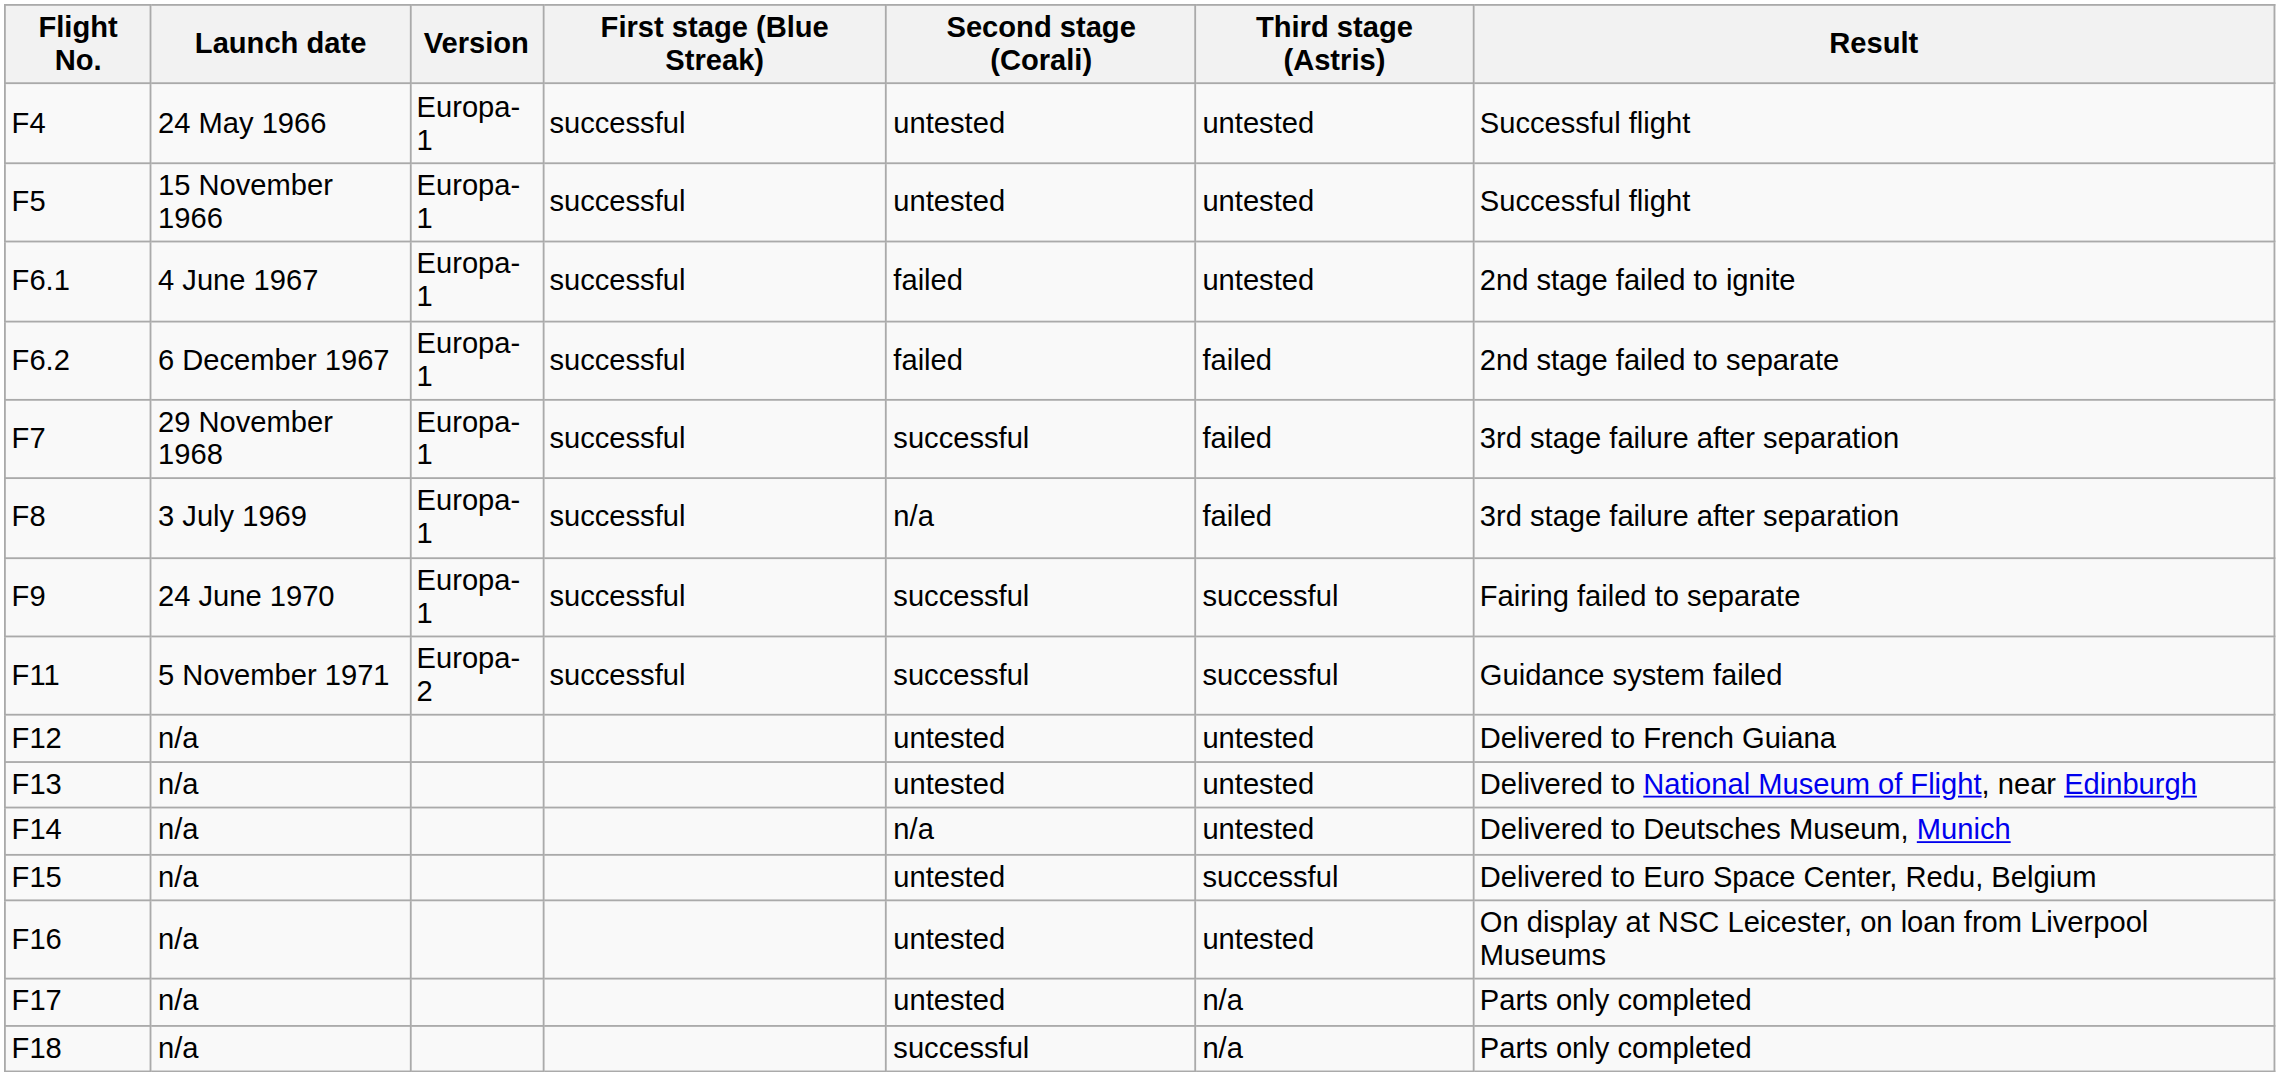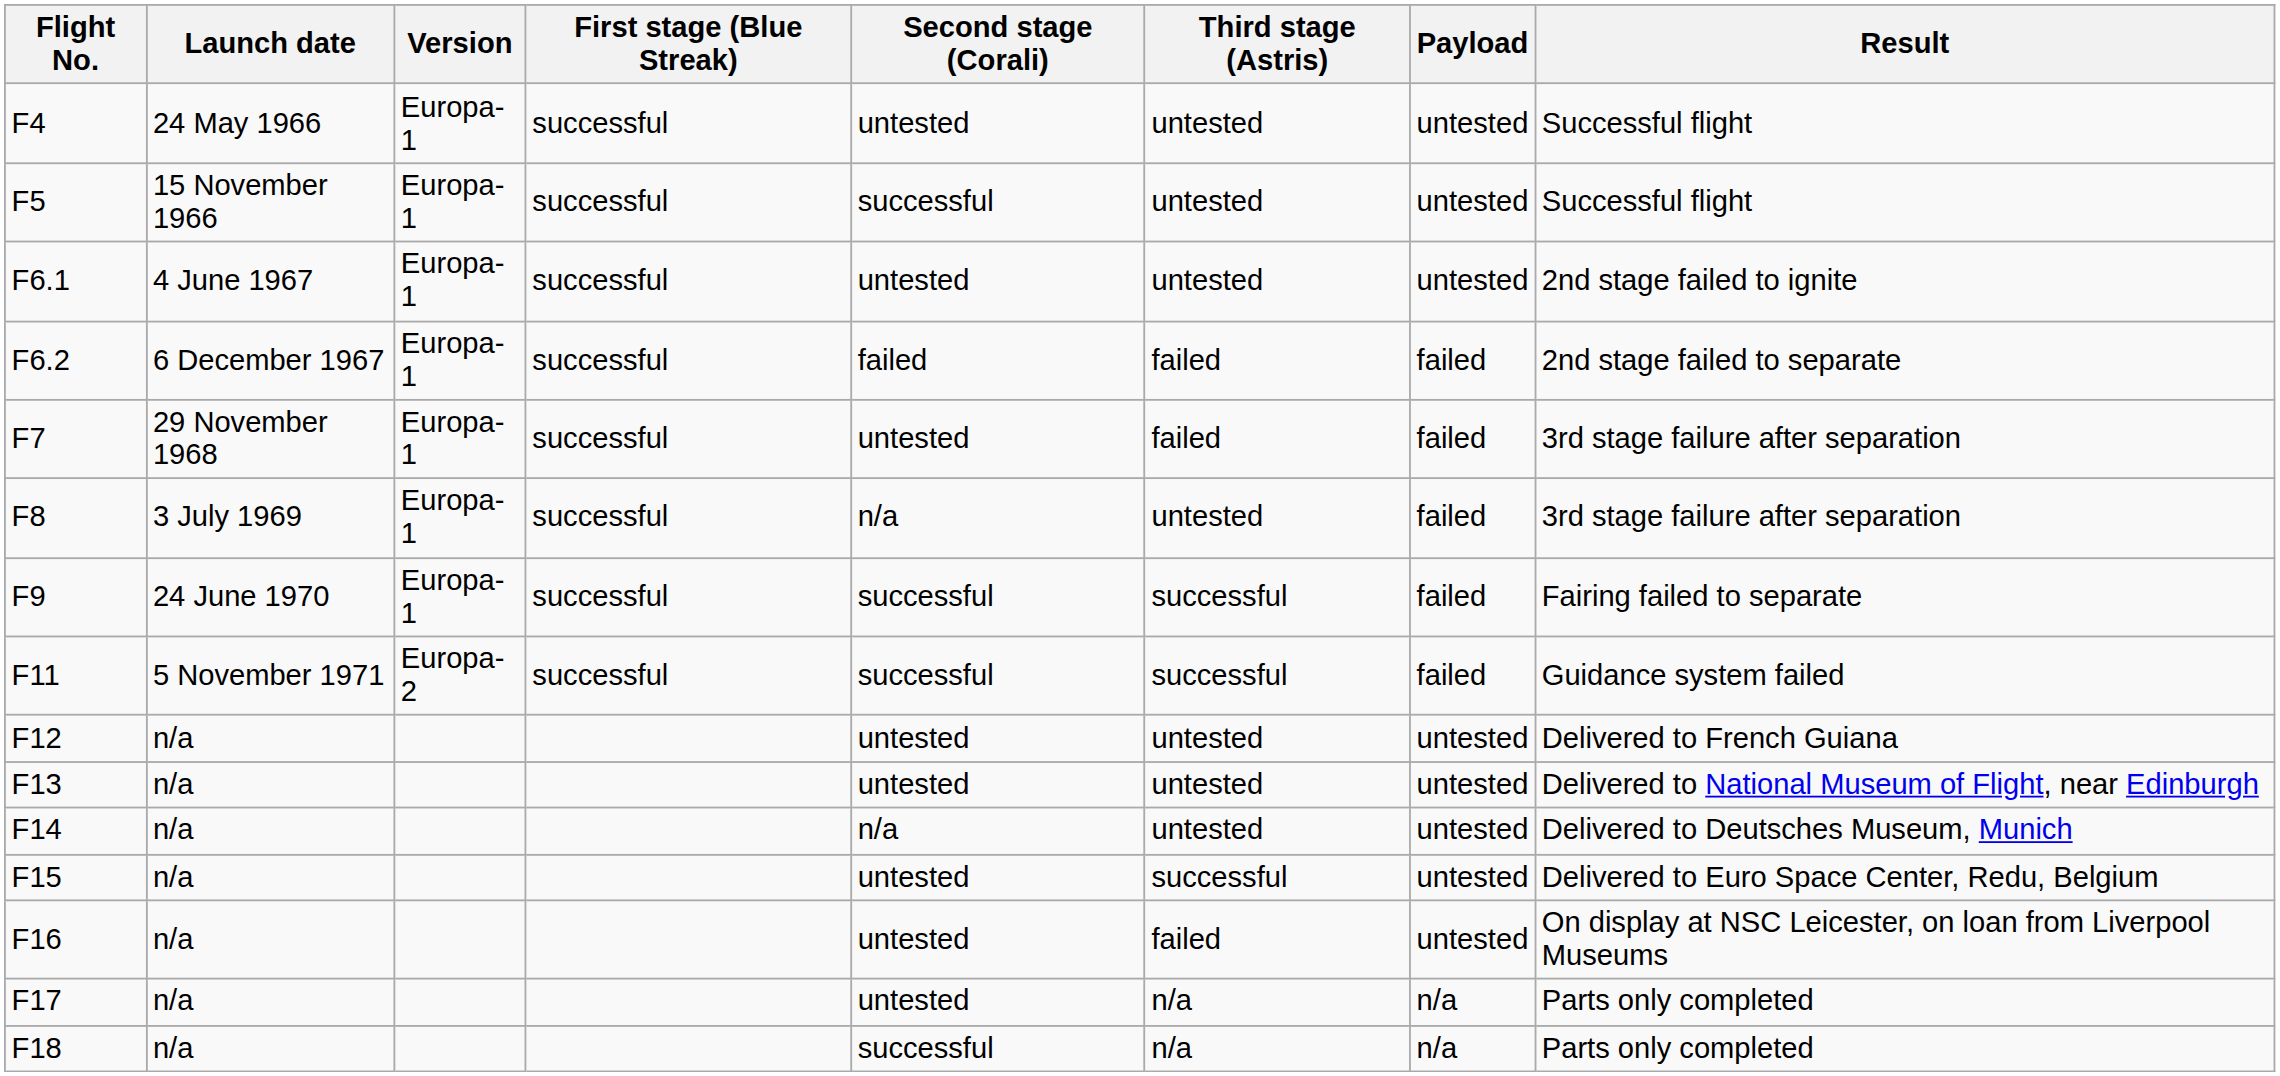+ column: (1472, 43)
(949, 201) untested -> (926, 201) successful
(928, 280) failed -> (914, 280) untested
(961, 438) successful -> (914, 438) untested
(1237, 517) failed -> (1207, 517) untested
(1258, 939) untested -> (1186, 939) failed
